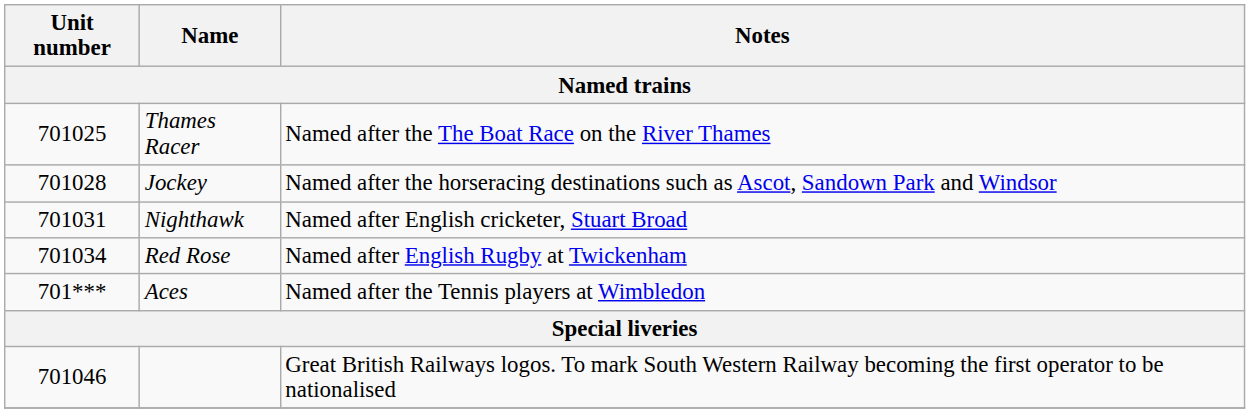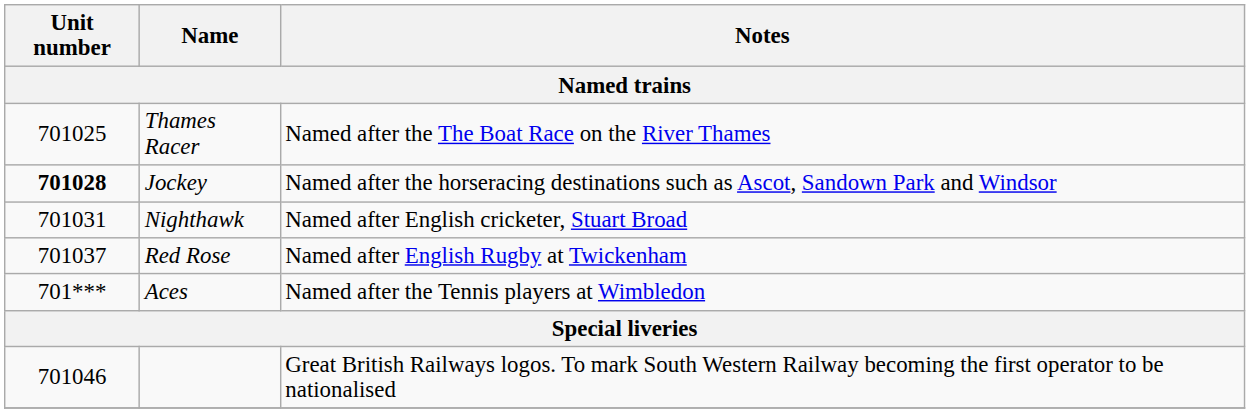(72, 182) normal -> (72, 182) bold
(72, 255) 701034 -> (72, 255) 701037
